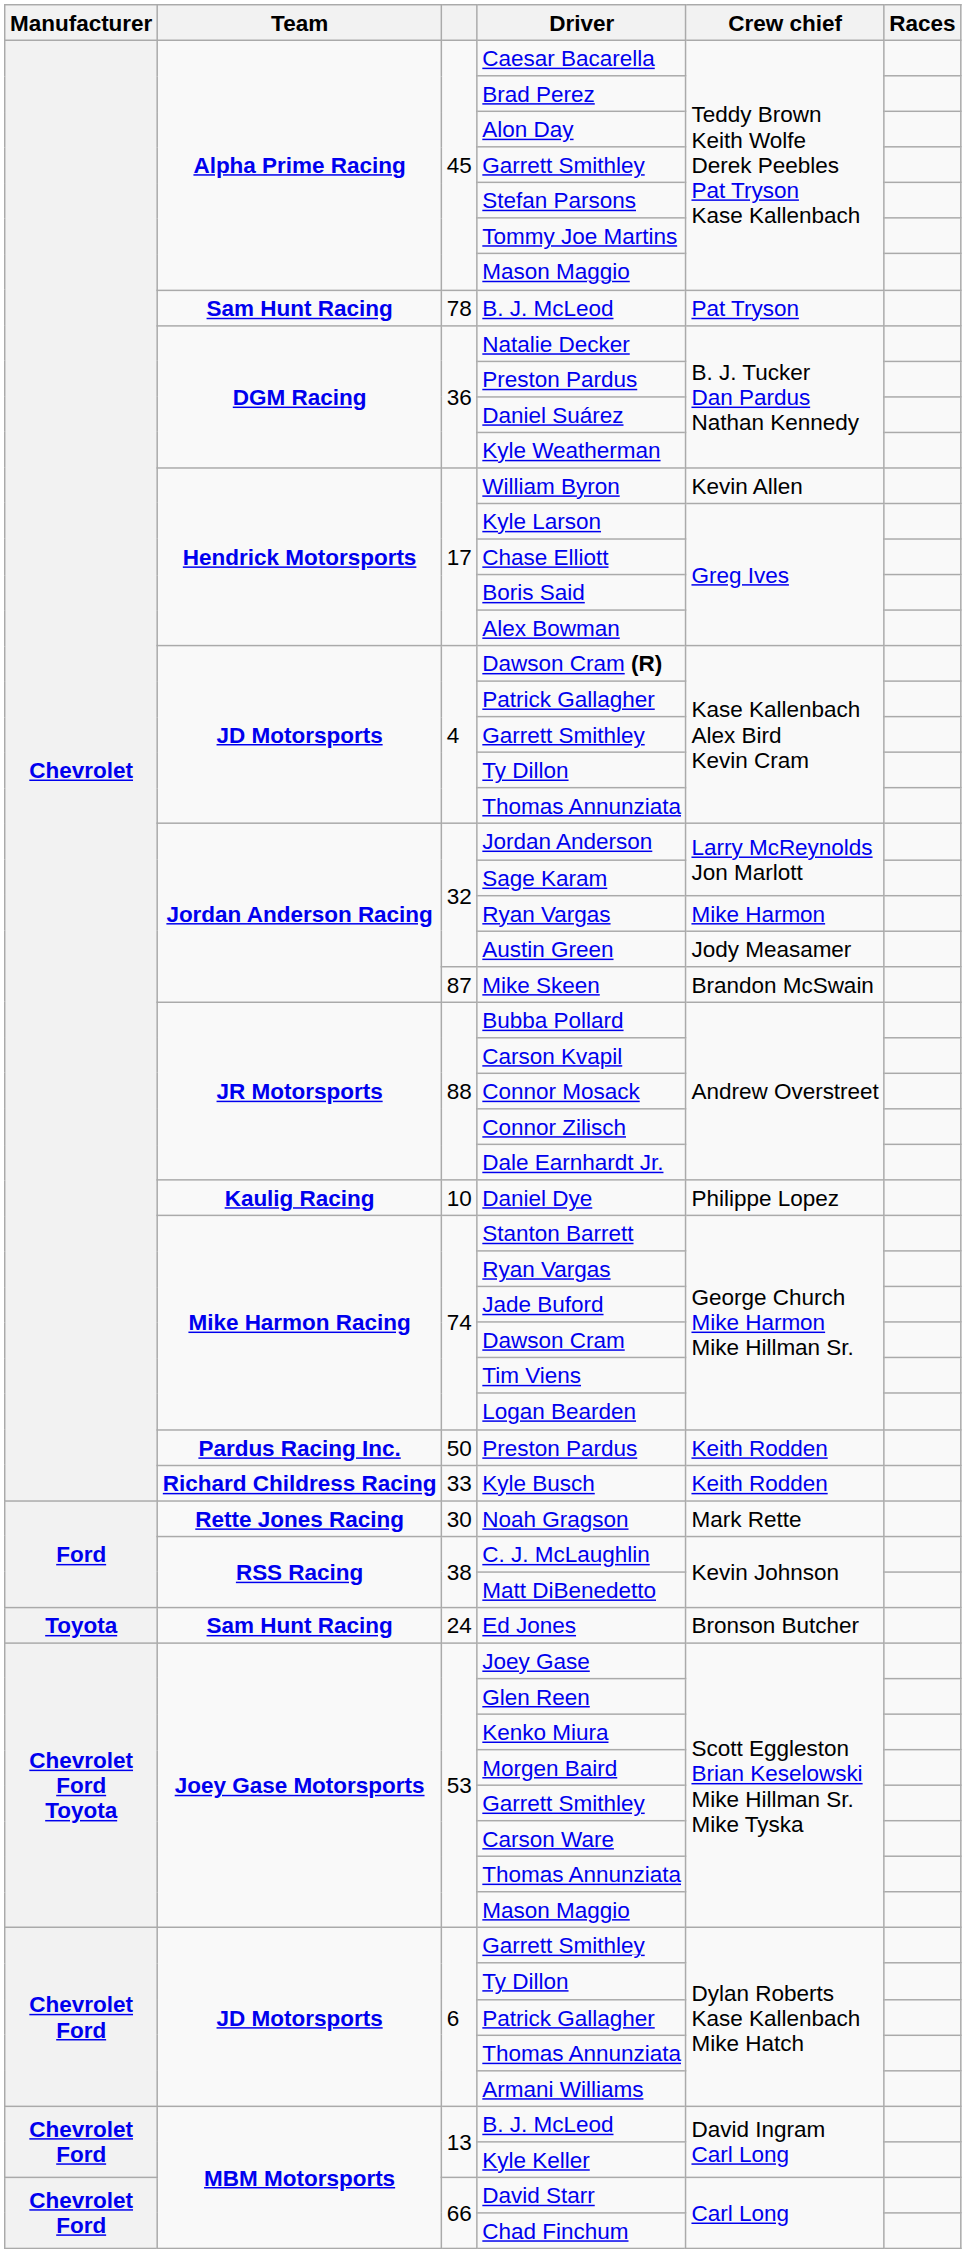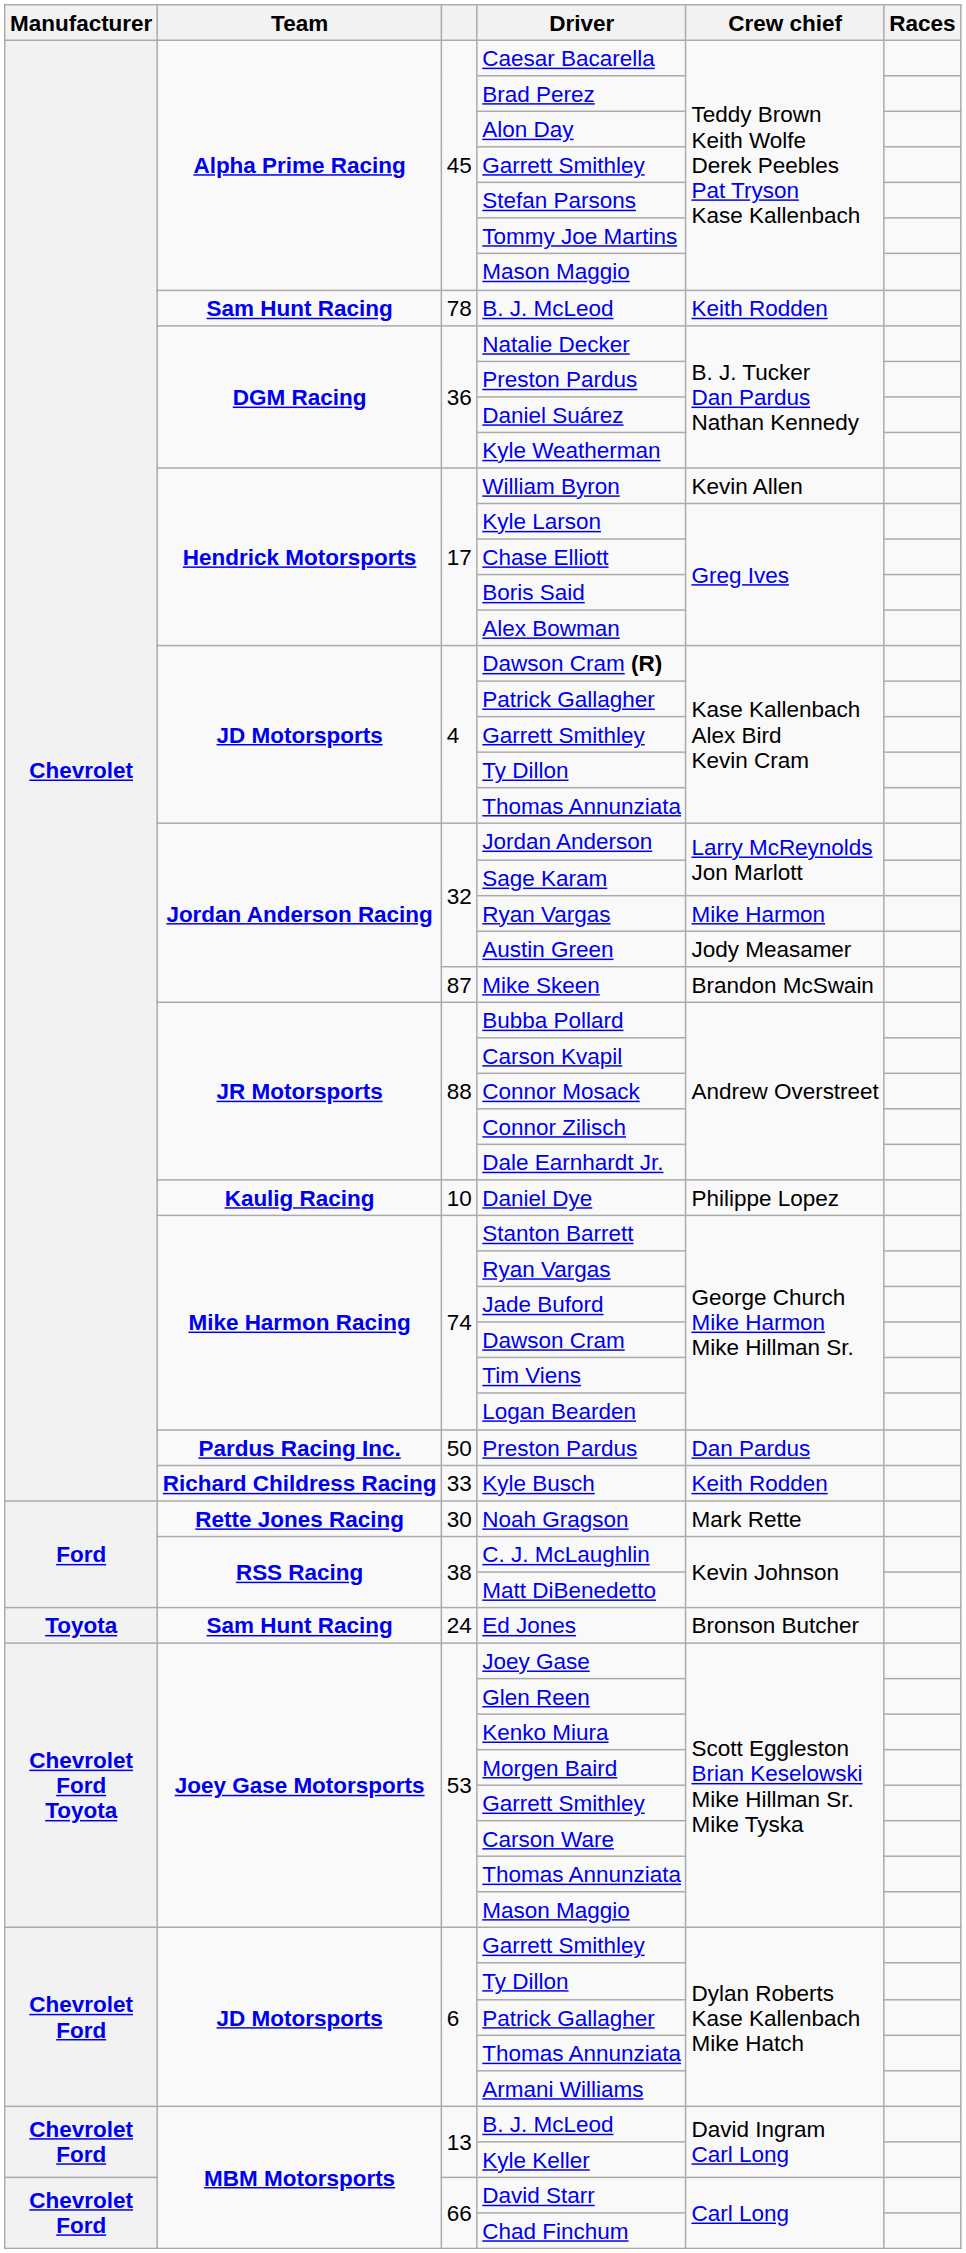(745, 308) Pat Tryson -> (760, 308) Keith Rodden
(760, 1447) Keith Rodden -> (751, 1447) Dan Pardus
